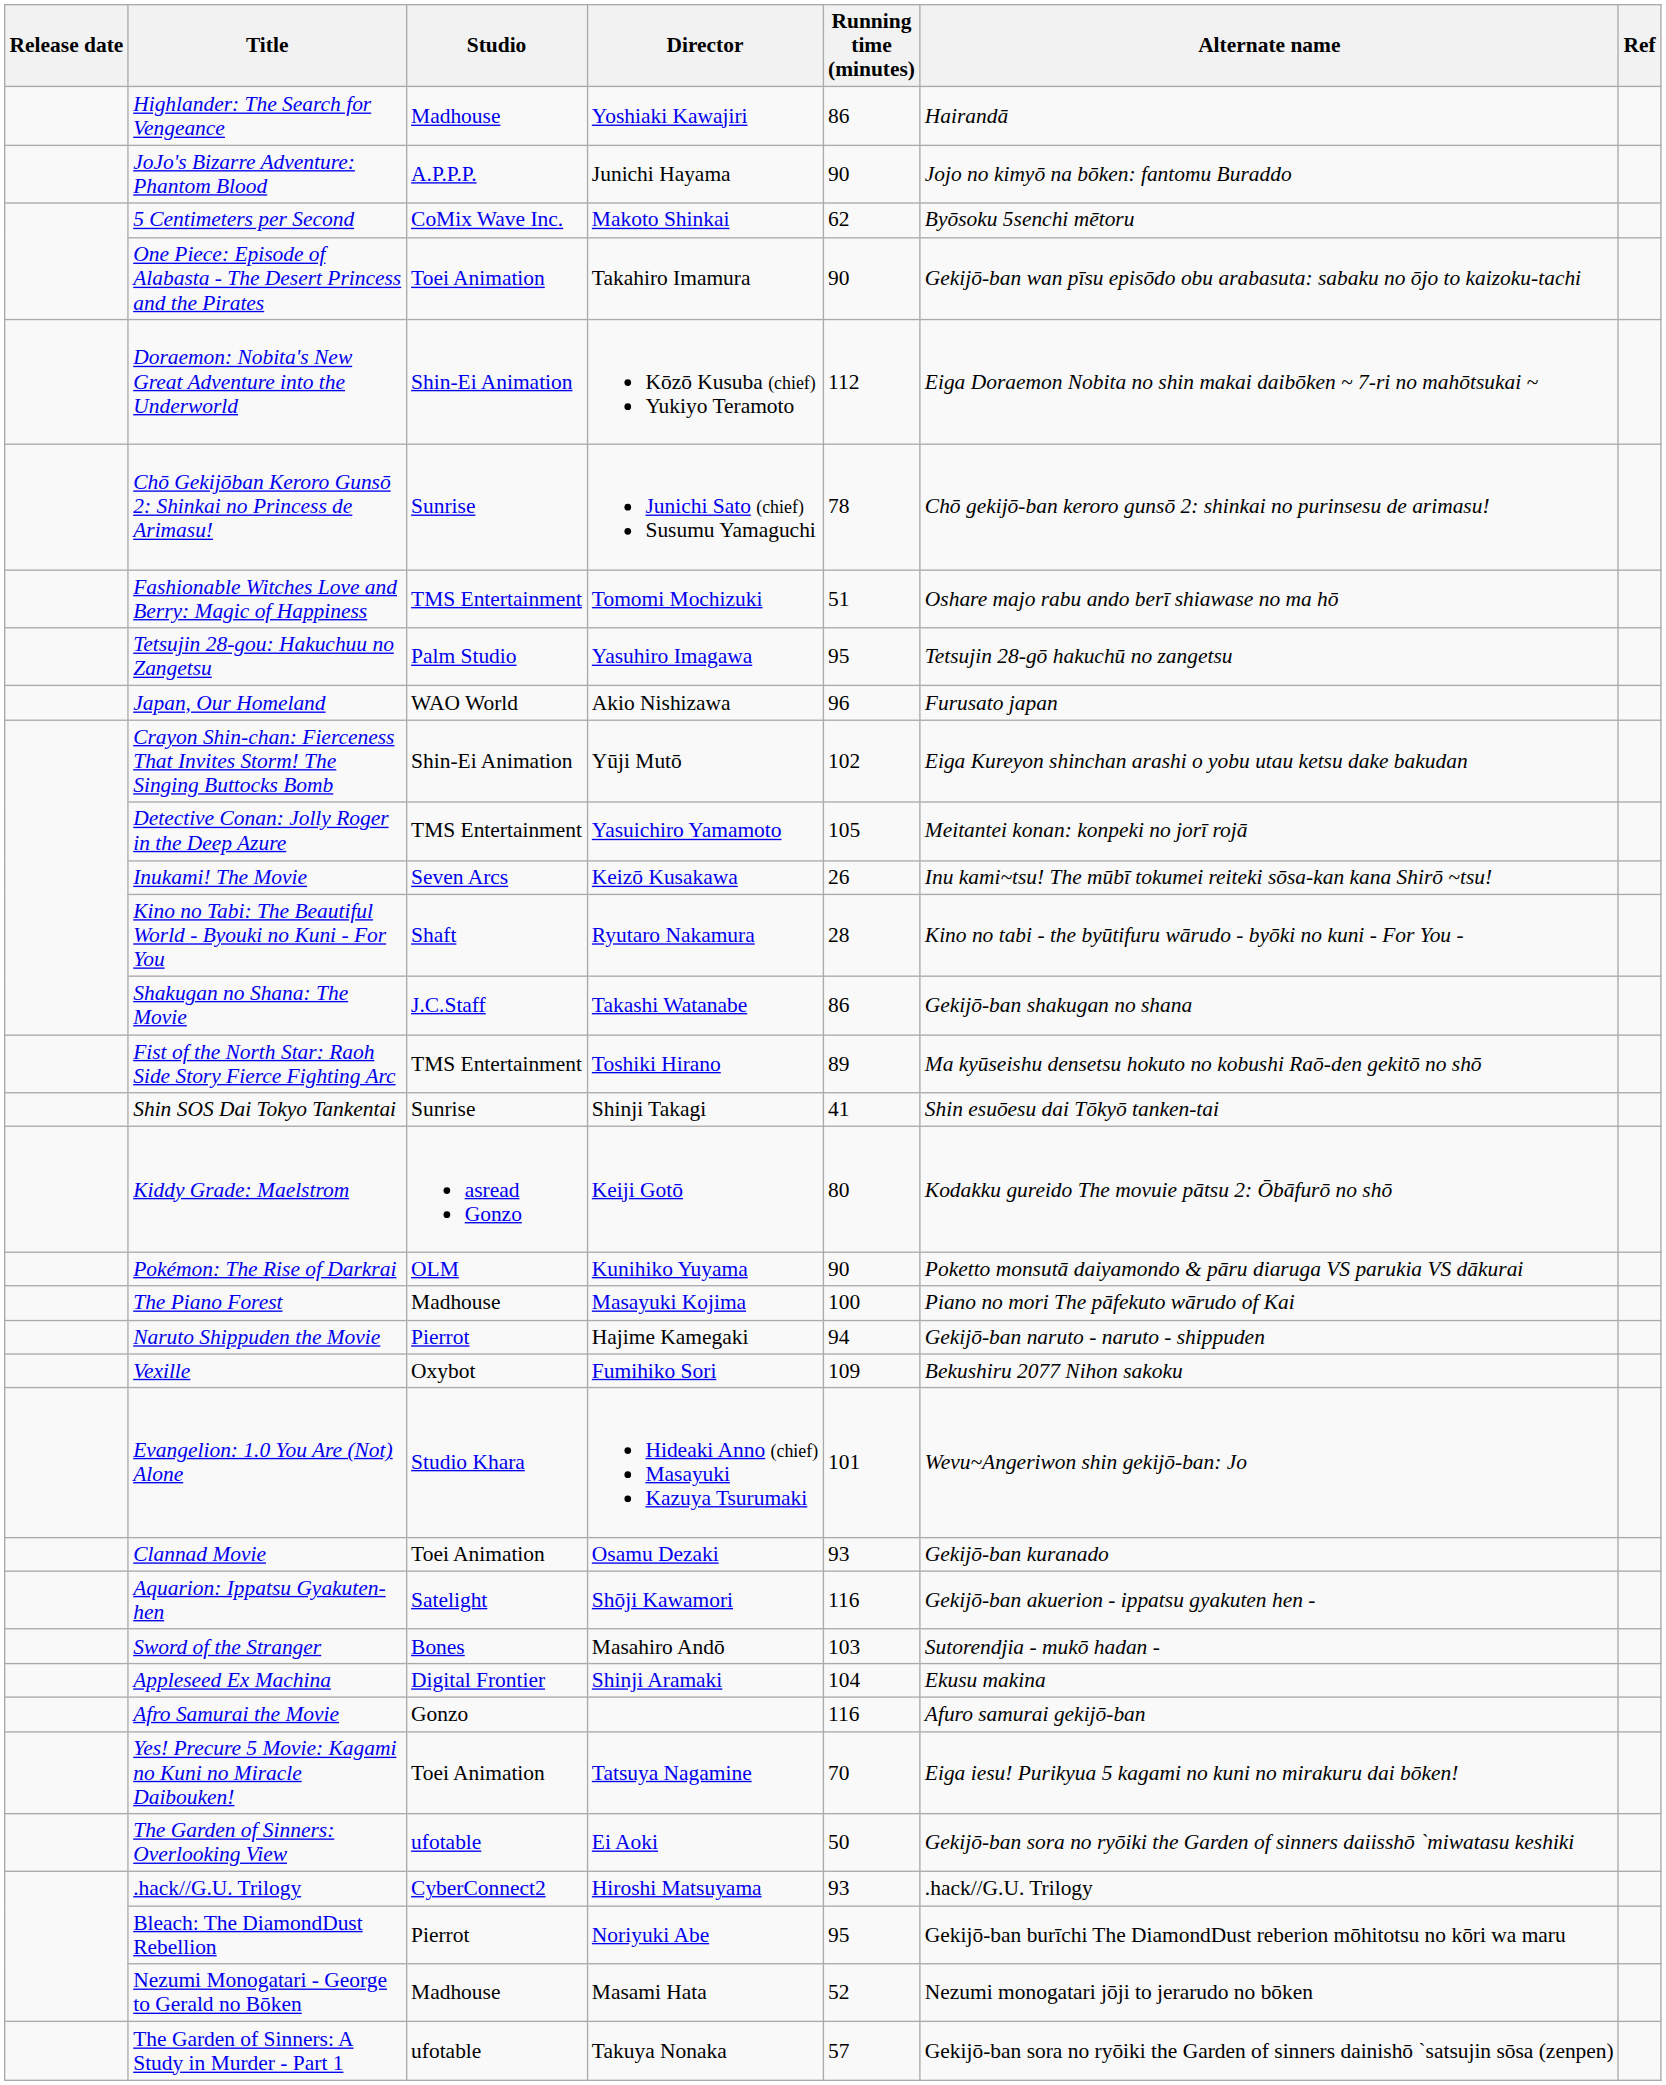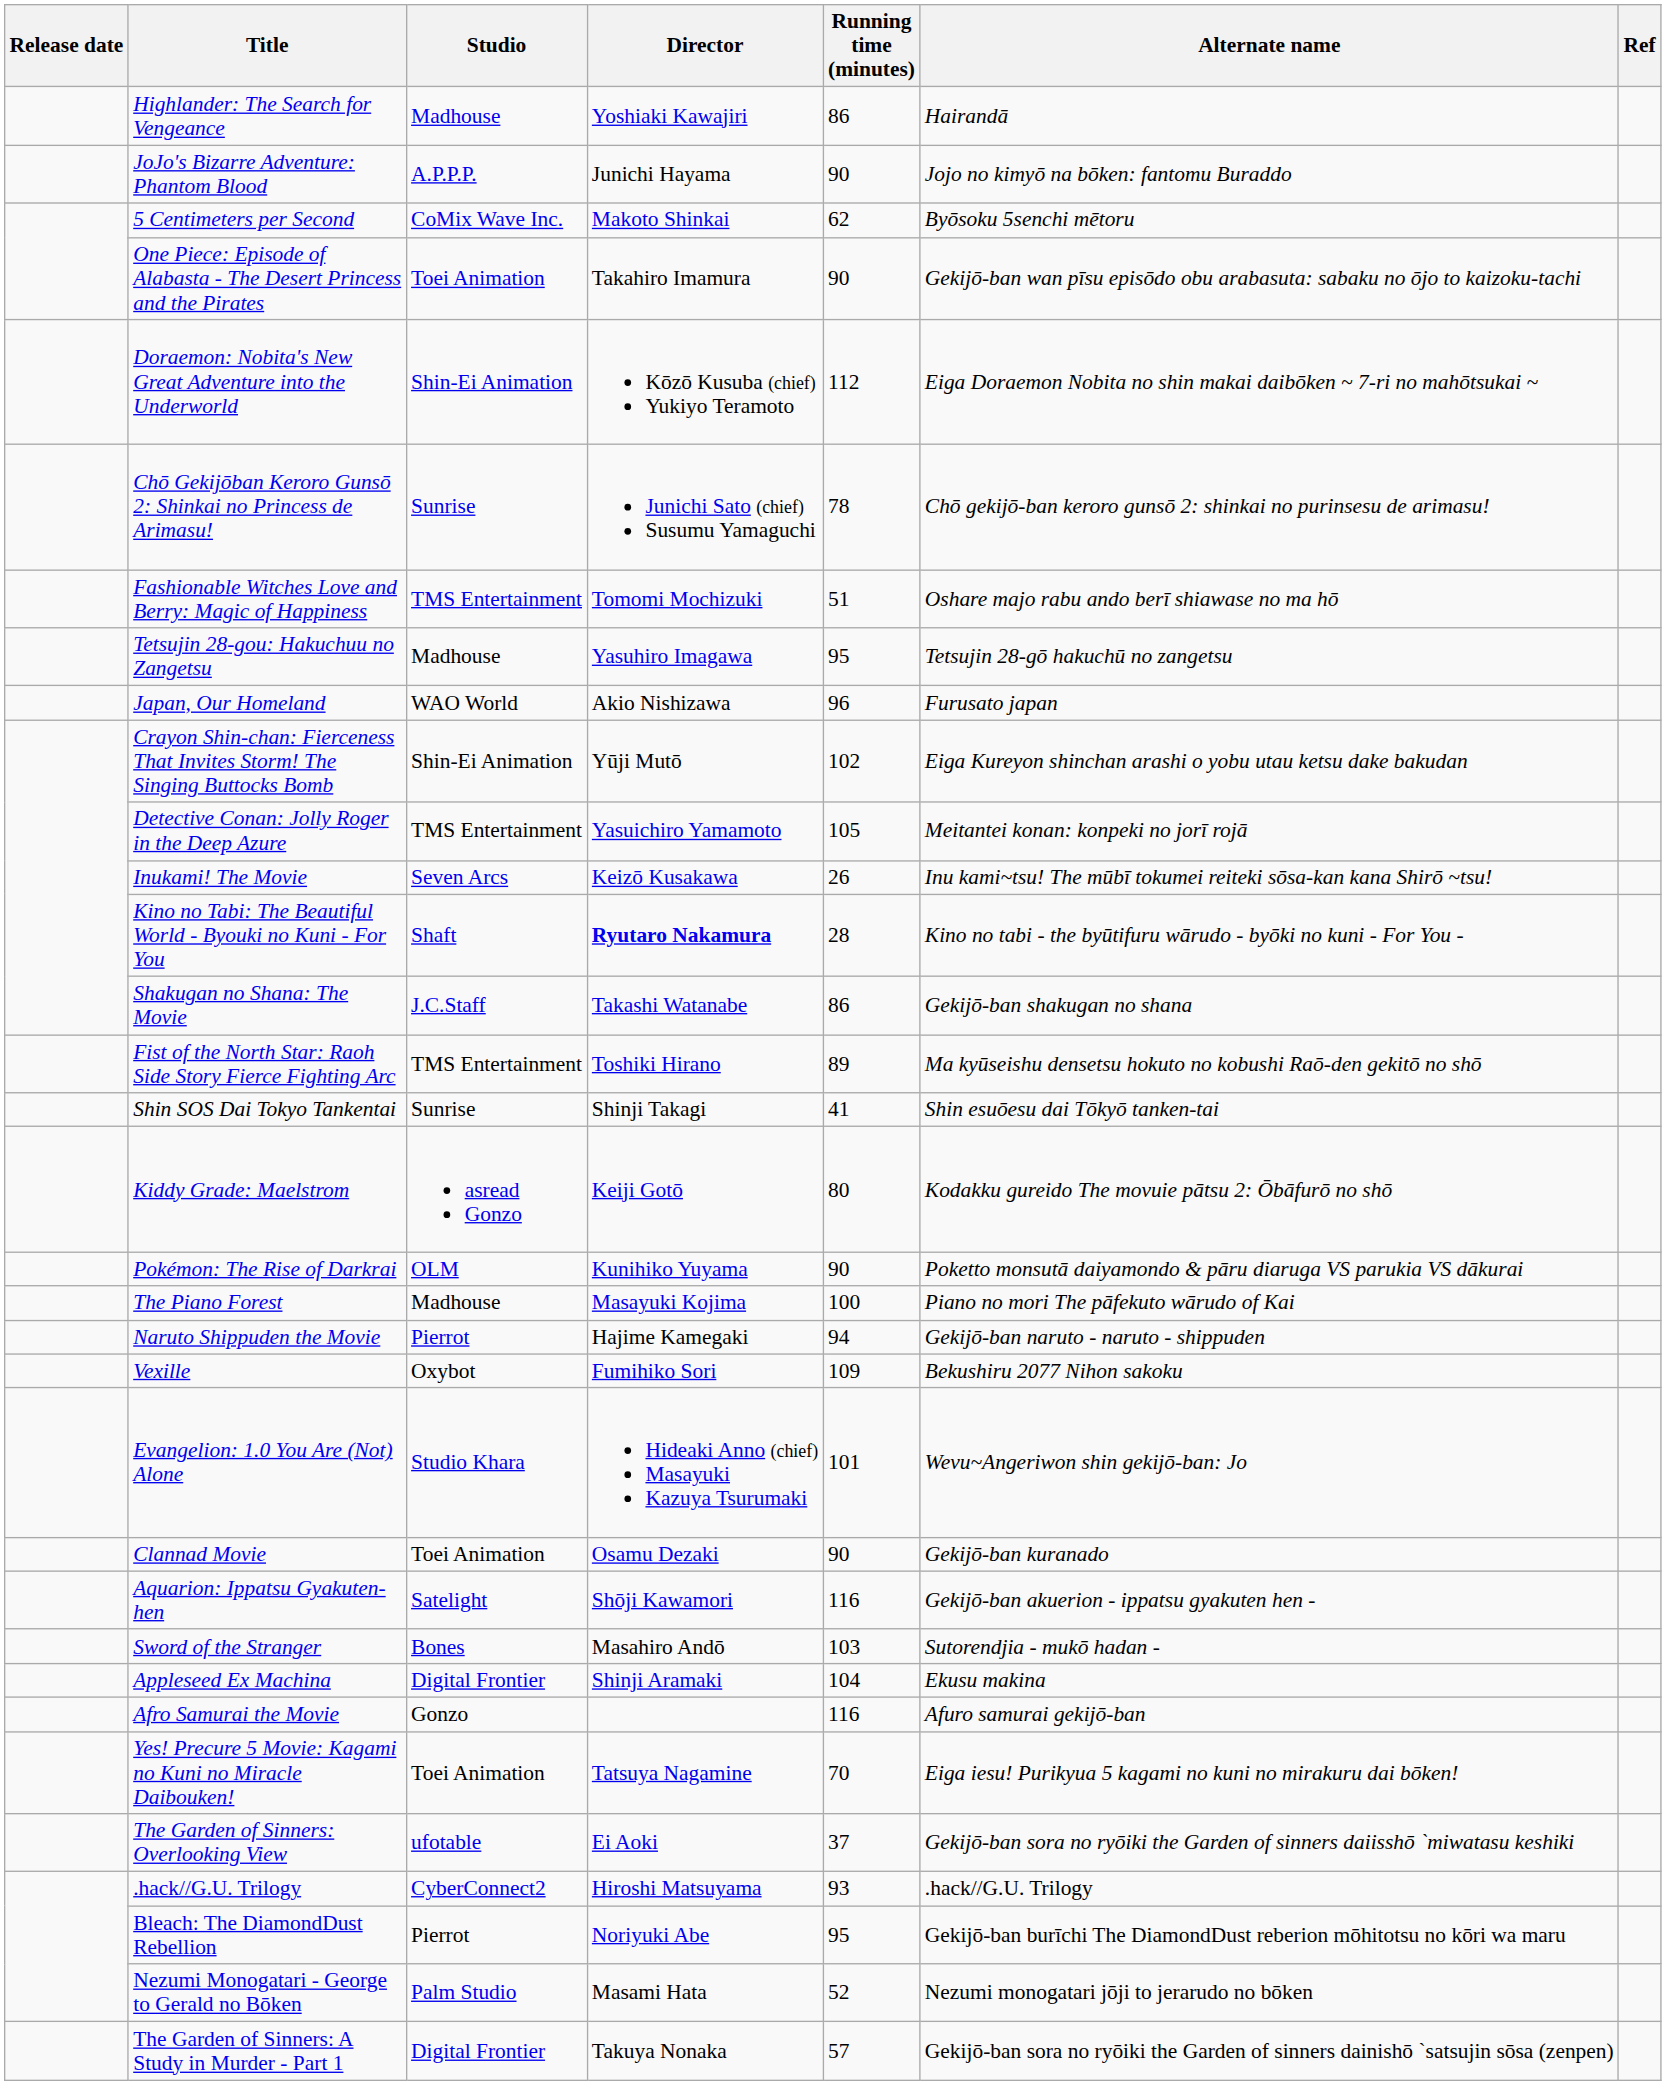(464, 656) Palm Studio -> (456, 656) Madhouse
(673, 935) normal -> (682, 935) bold
(839, 1553) 93 -> (839, 1553) 90
(839, 1842) 50 -> (839, 1842) 37
(456, 1992) Madhouse -> (464, 1992) Palm Studio
(446, 2050) ufotable -> (478, 2050) Digital Frontier
